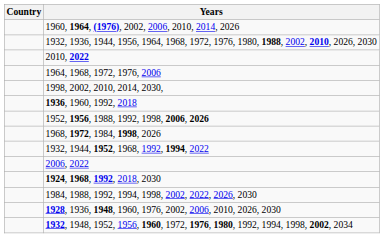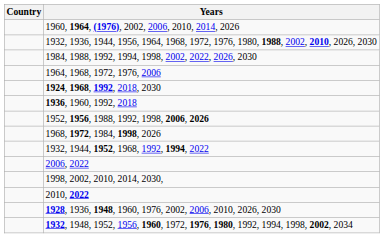rows swapped: (67, 57) <-> (151, 194)
rows swapped: (103, 179) <-> (104, 88)
